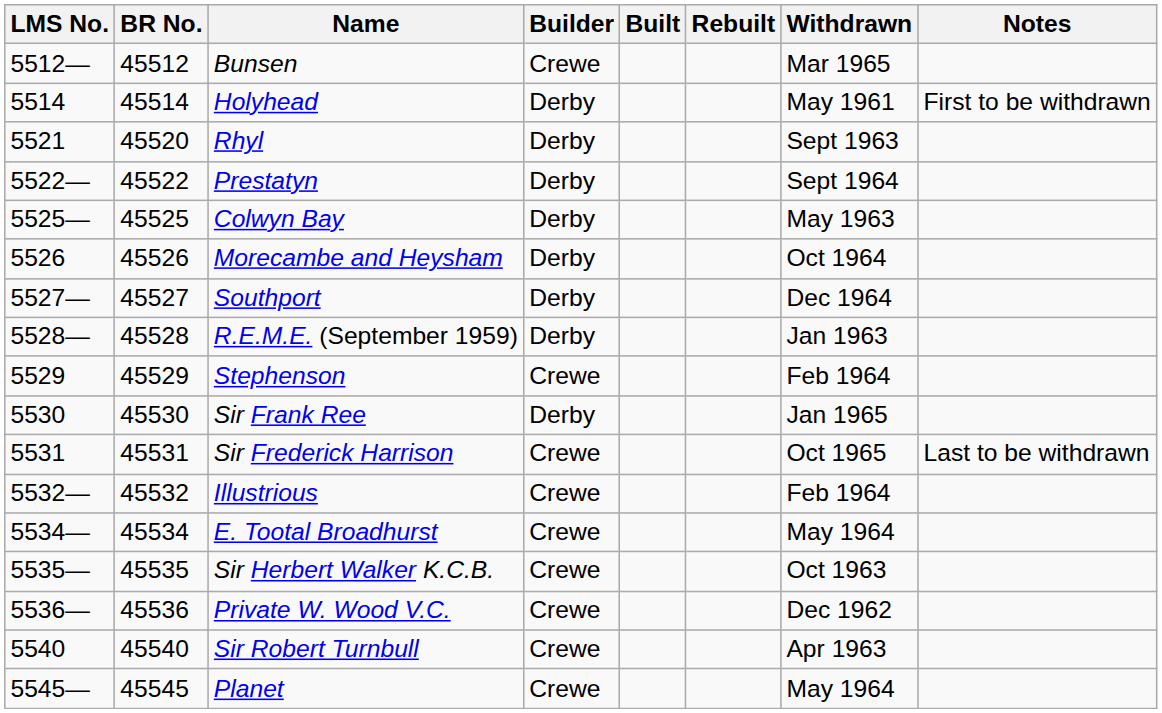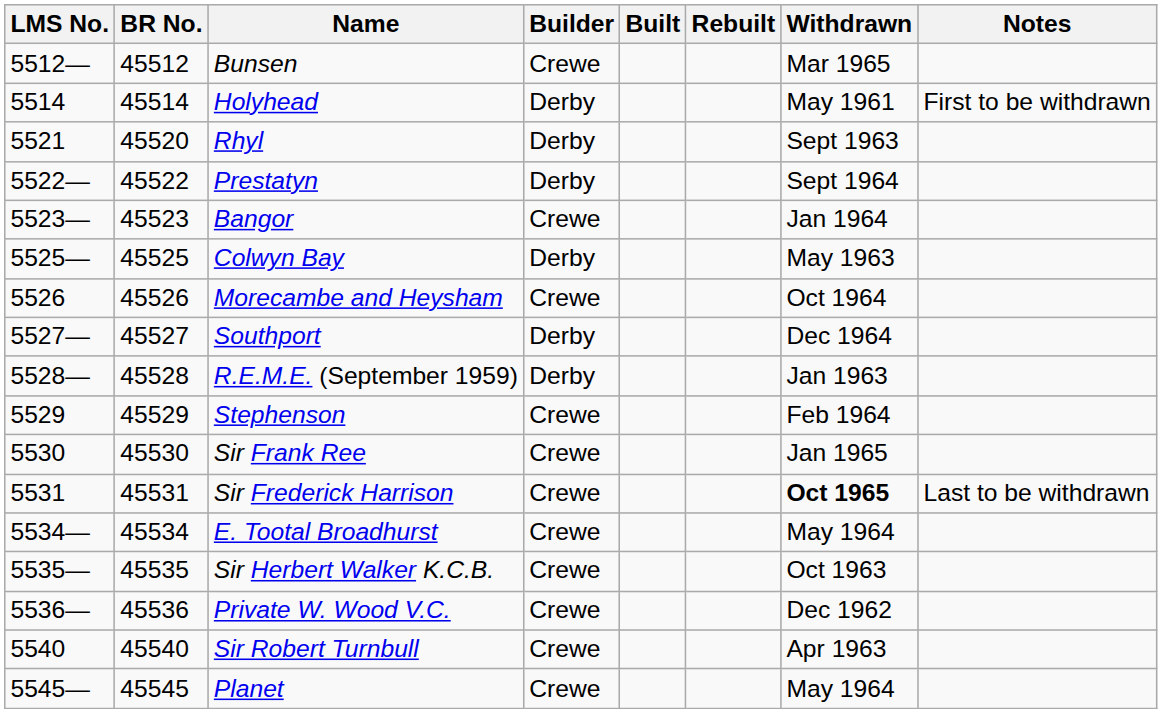+ row: (254, 219)
(562, 258) Derby -> (565, 297) Crewe
(562, 414) Derby -> (565, 453) Crewe
(836, 453) normal -> (838, 492) bold
- row: (266, 492)
